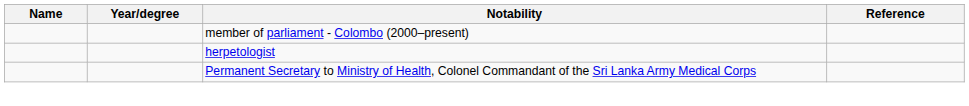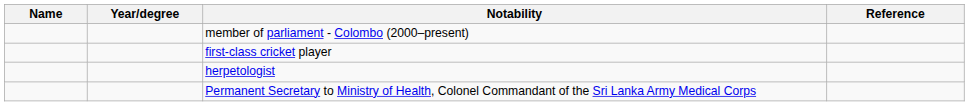+ row: (268, 52)
